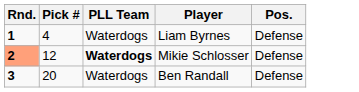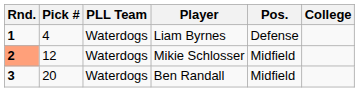+ column: (328, 14)
(119, 55) bold -> (117, 55) normal
(279, 55) Defense -> (273, 55) Midfield
(279, 76) Defense -> (273, 76) Midfield
